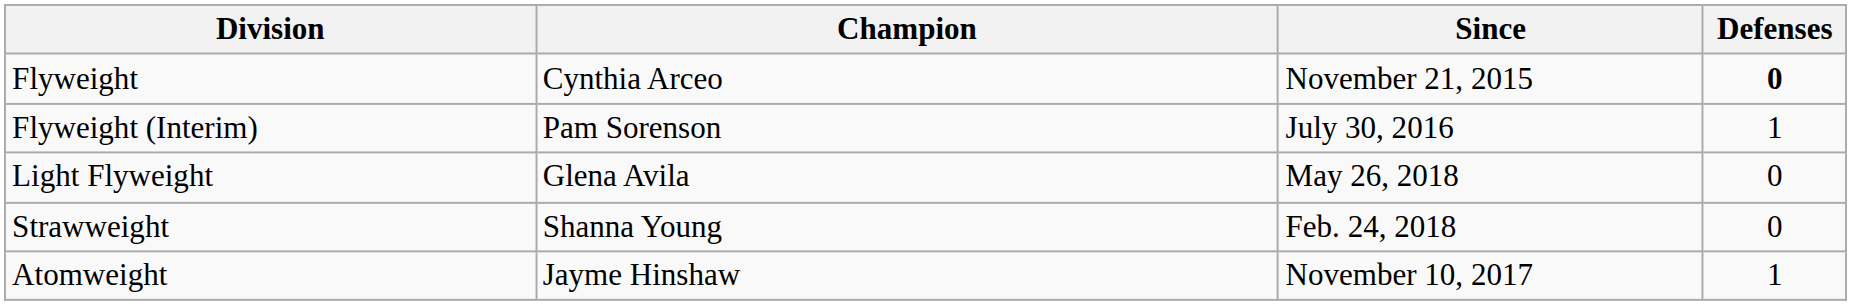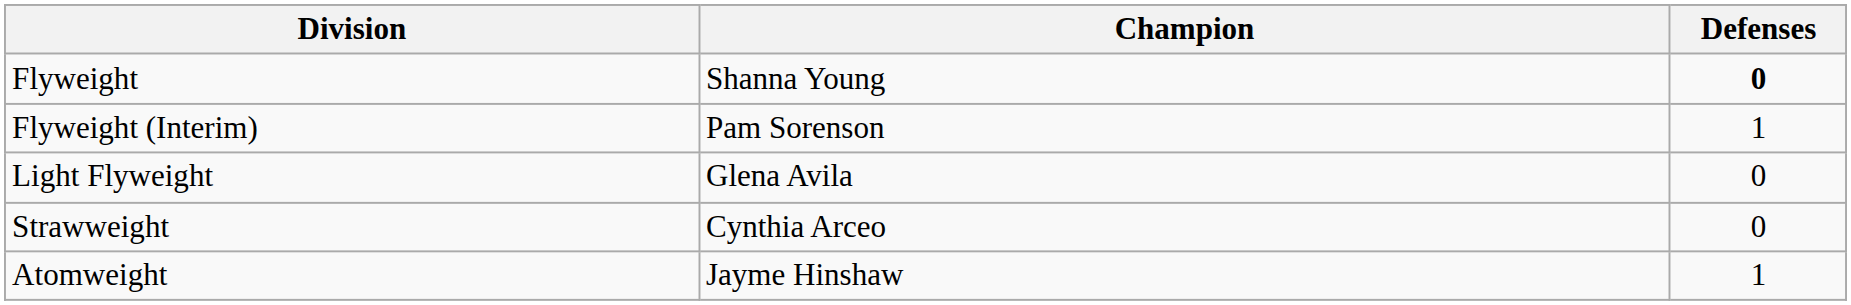- column: (1491, 29)
(633, 78) Cynthia Arceo -> (796, 78) Shanna Young
(632, 226) Shanna Young -> (796, 226) Cynthia Arceo
